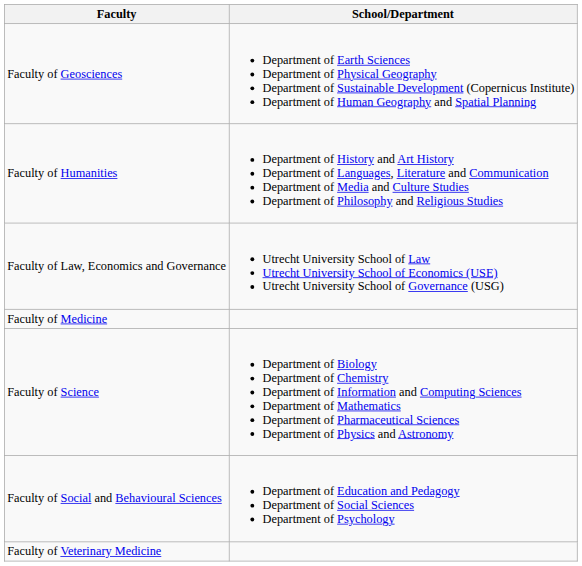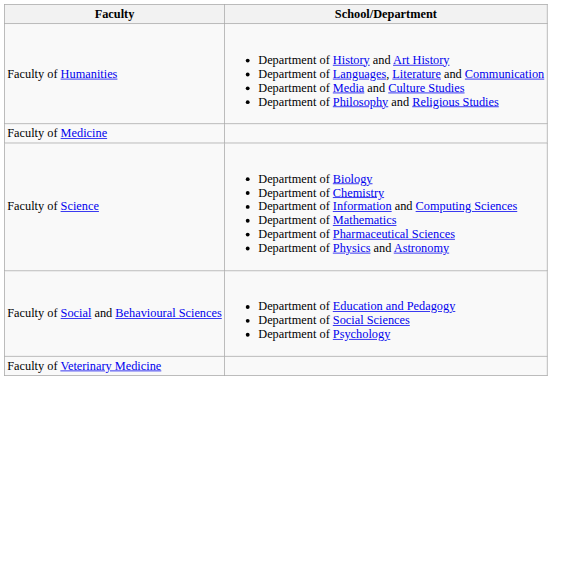- row: (65, 73)
- row: (117, 266)
